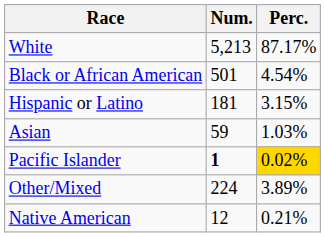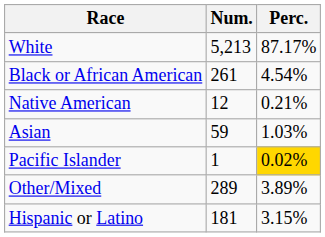(224, 75) 501 -> (224, 75) 261
rows swapped: (70, 217) <-> (76, 103)
(215, 160) bold -> (215, 160) normal
(224, 189) 224 -> (224, 189) 289
